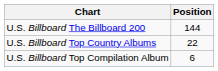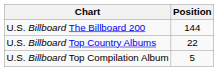(192, 58) 6 -> (192, 58) 5
